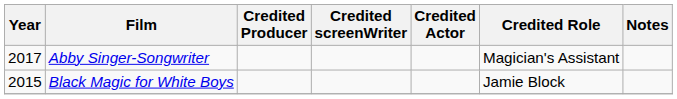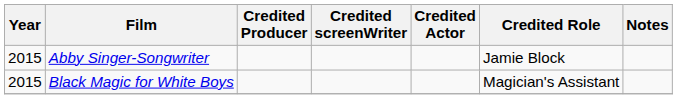(25, 57) 2017 -> (25, 57) 2015
(551, 57) Magician's Assistant -> (524, 57) Jamie Block
(524, 81) Jamie Block -> (551, 81) Magician's Assistant
